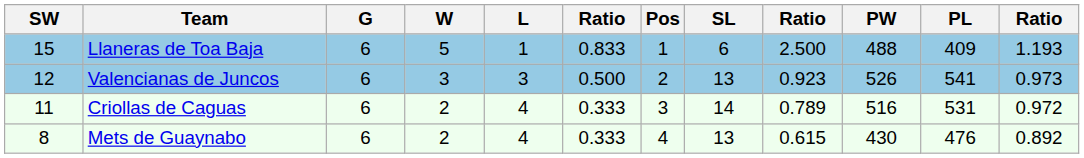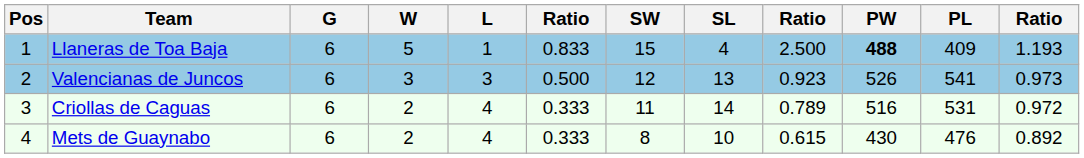columns swapped: (663, 19) <-> (44, 19)
(724, 49) 6 -> (724, 49) 4
(881, 49) normal -> (881, 49) bold
(724, 138) 13 -> (724, 138) 10
